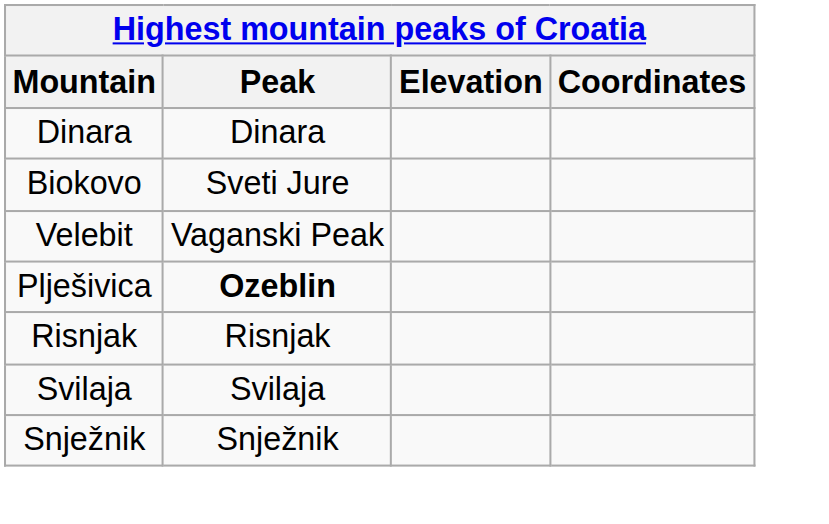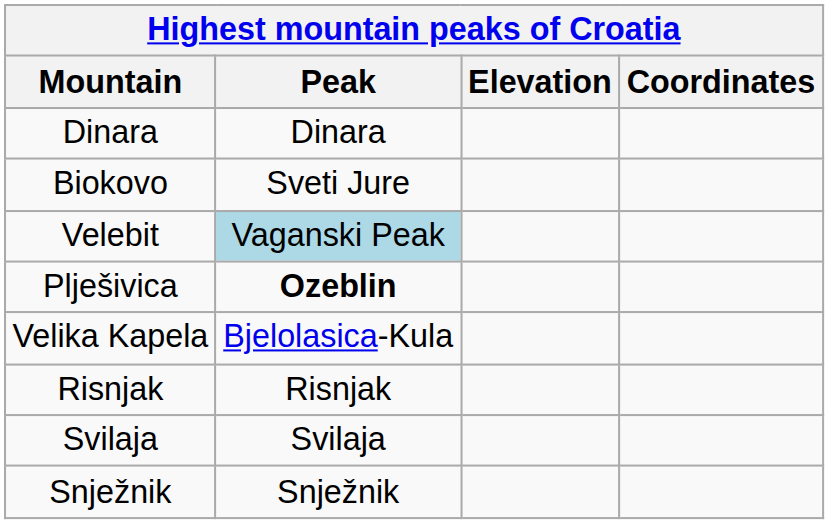(278, 235) no background -> (338, 235) lightblue background
+ row: (110, 337)
